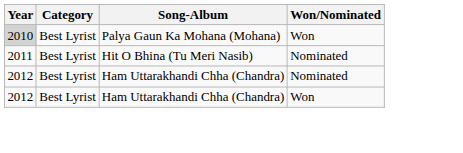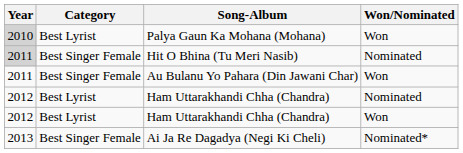(20, 55) no background -> (20, 55) lightgrey background
(68, 55) Best Lyrist -> (90, 55) Best Singer Female
+ row: (252, 76)
+ row: (236, 138)
